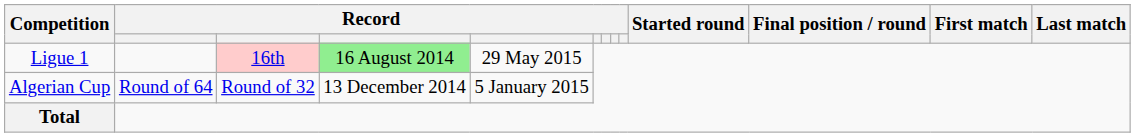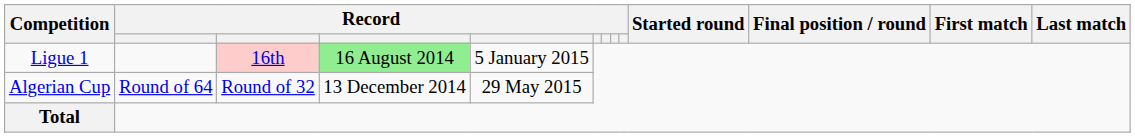(532, 57) 29 May 2015 -> (532, 57) 5 January 2015
(532, 87) 5 January 2015 -> (532, 87) 29 May 2015
